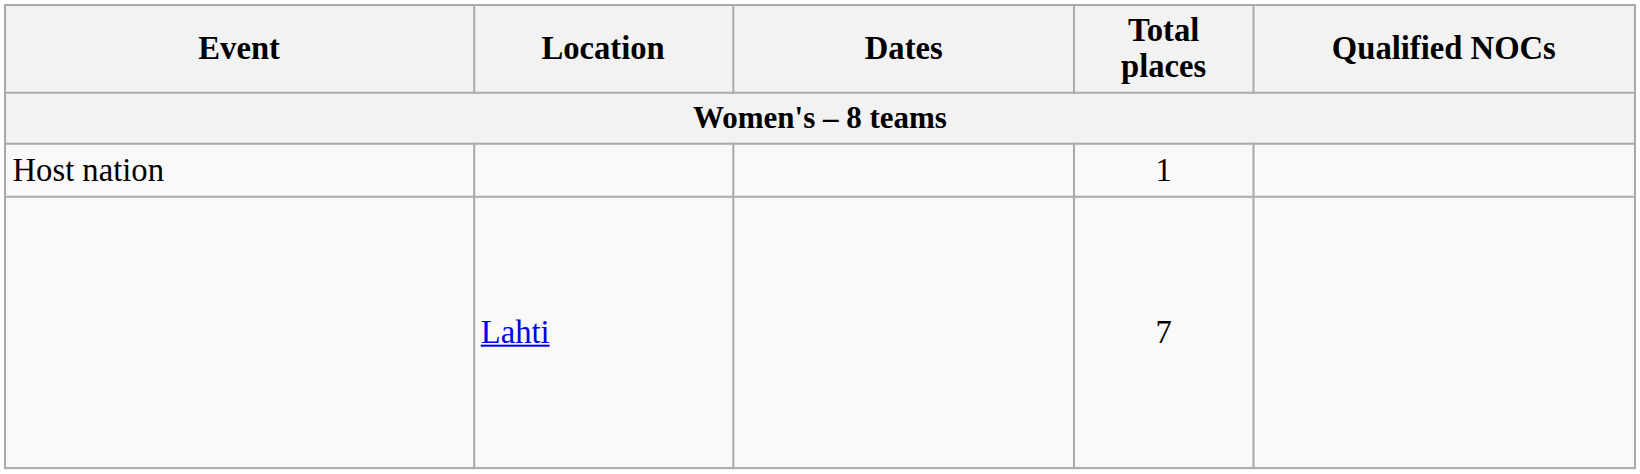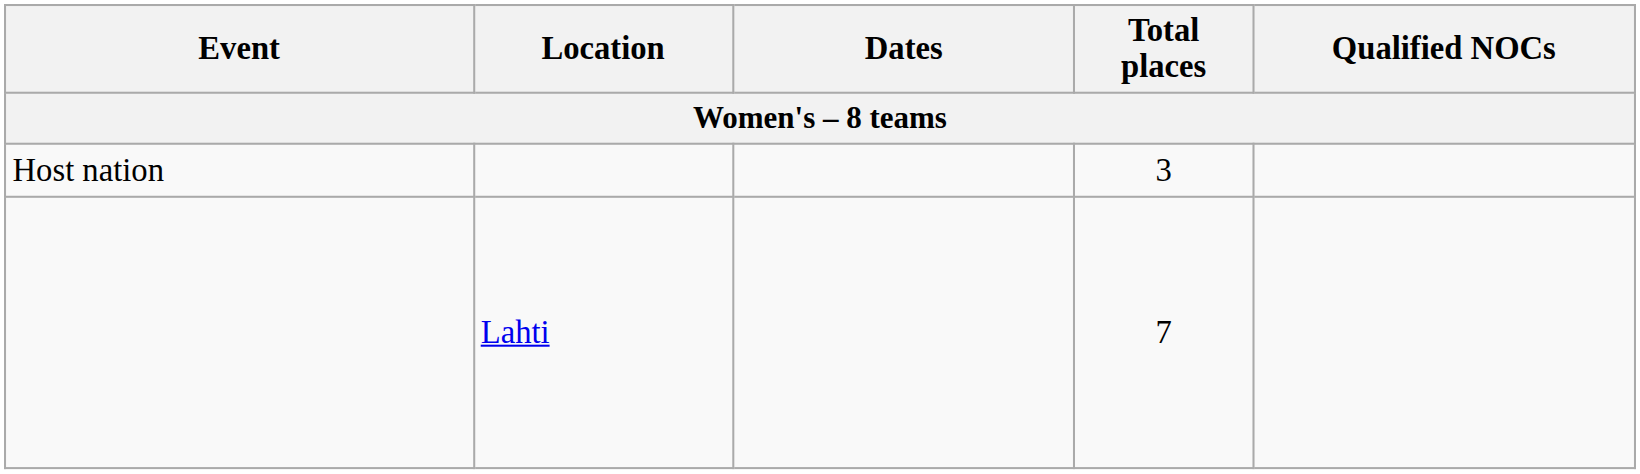(1164, 169) 1 -> (1164, 169) 3
